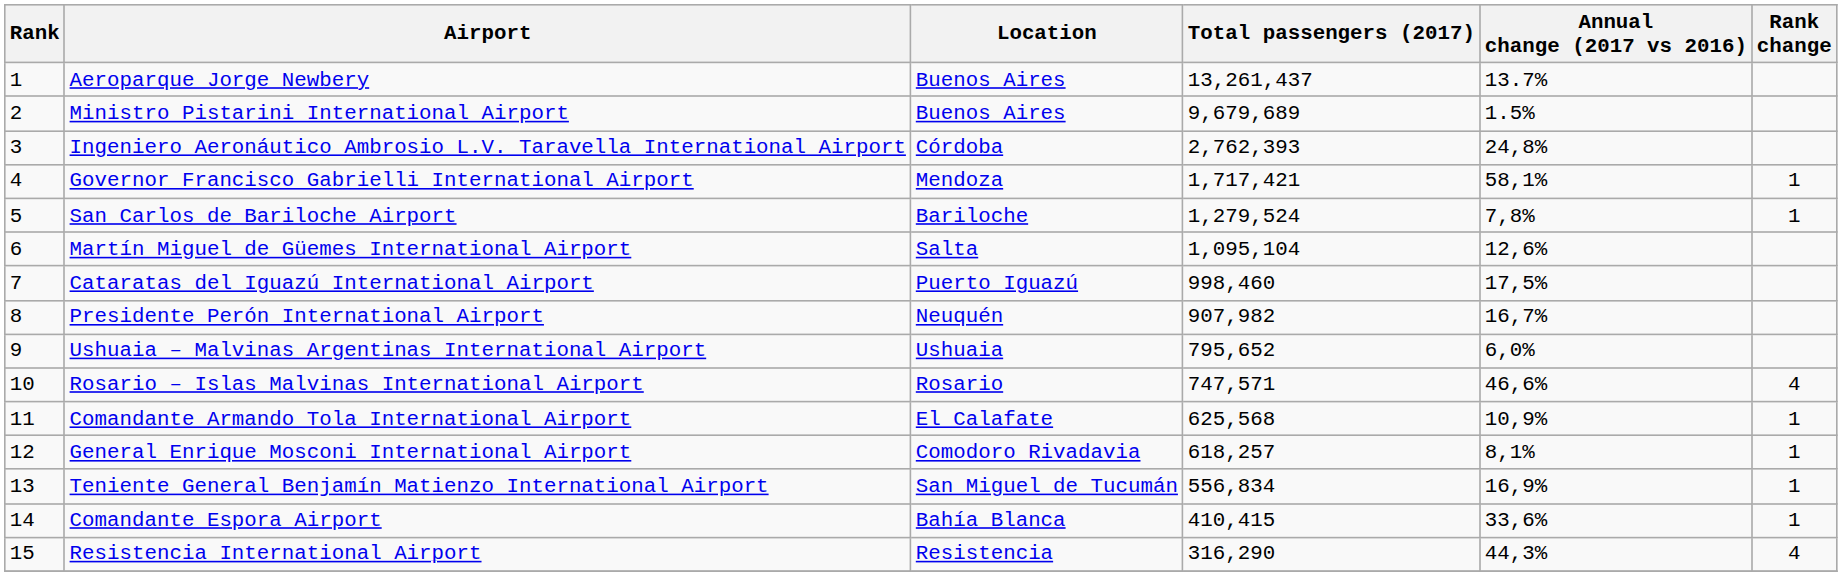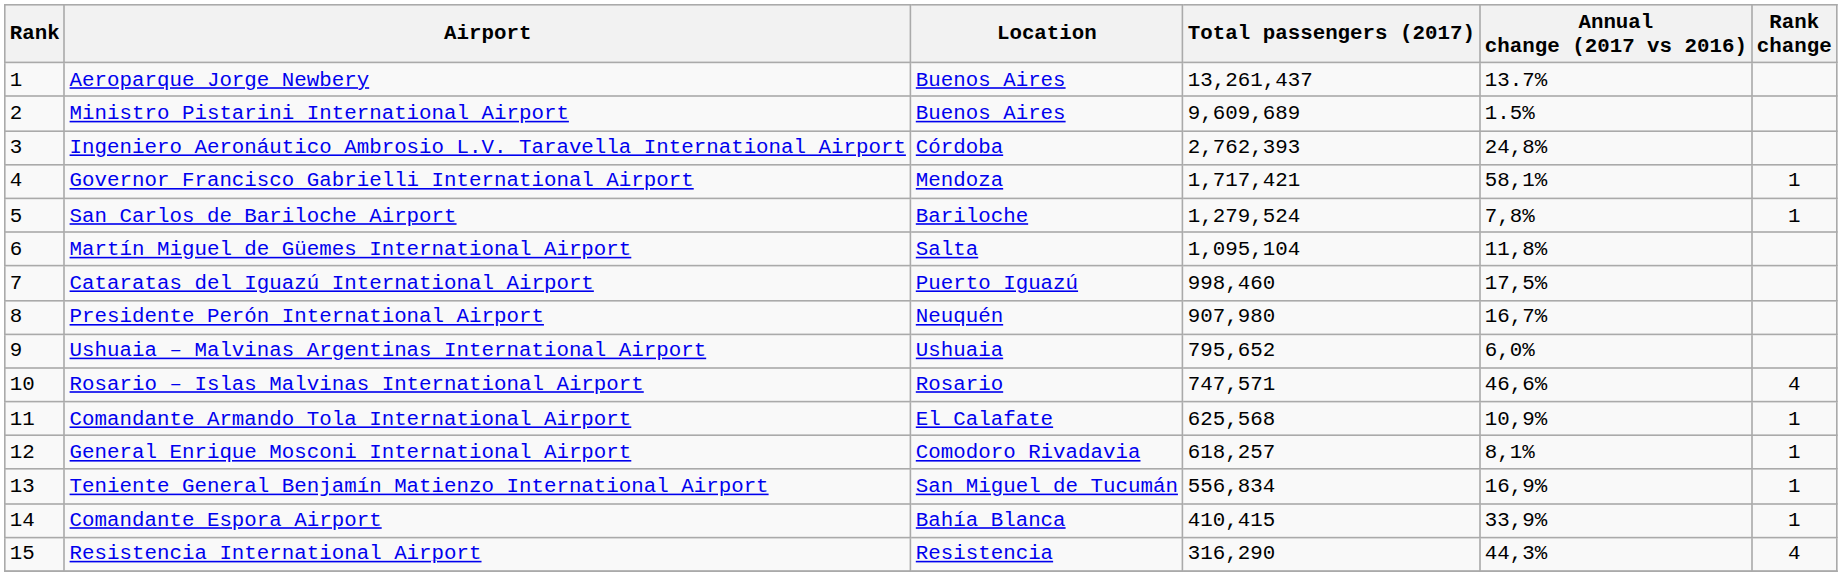(1244, 114) 9,679,689 -> (1244, 114) 9,609,689
(1516, 249) 12,6% -> (1516, 249) 11,8%
(1232, 317) 907,982 -> (1232, 317) 907,980
(1516, 520) 33,6% -> (1516, 520) 33,9%
